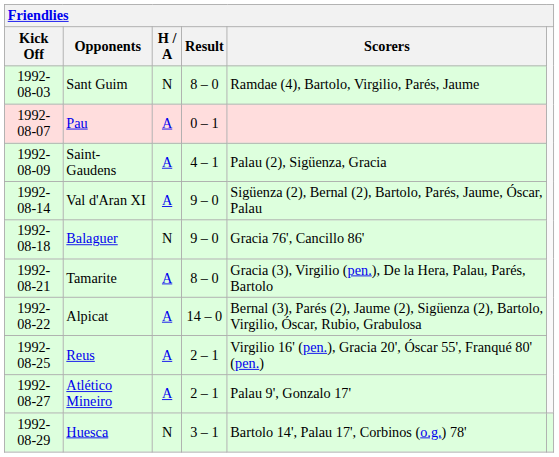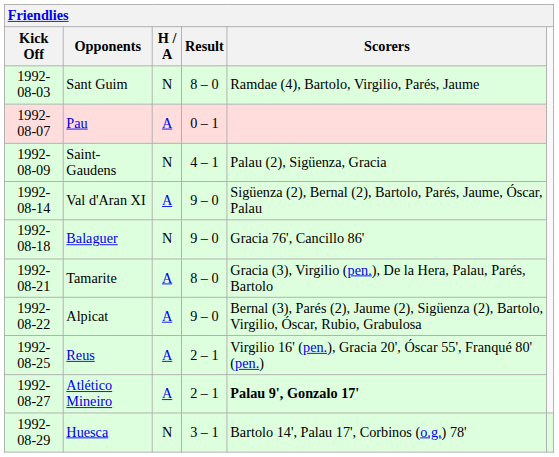(167, 162) A -> (167, 162) N
(204, 316) 14 – 0 -> (204, 316) 9 – 0
(291, 393) normal -> (295, 393) bold
